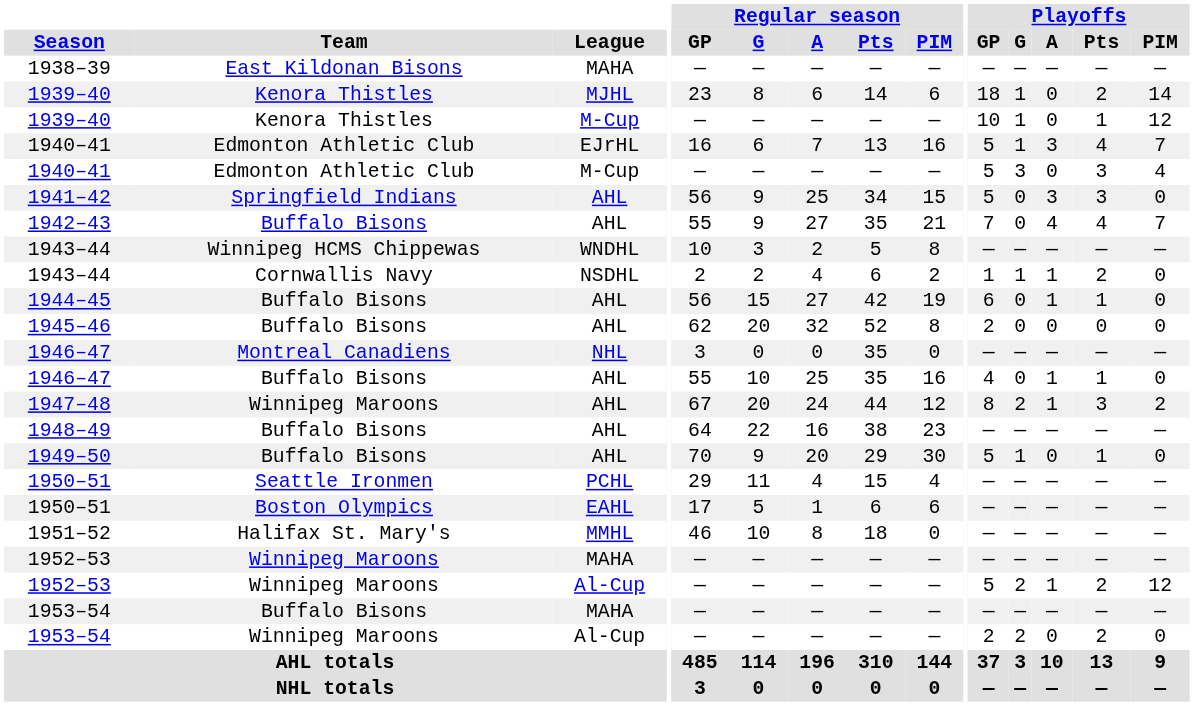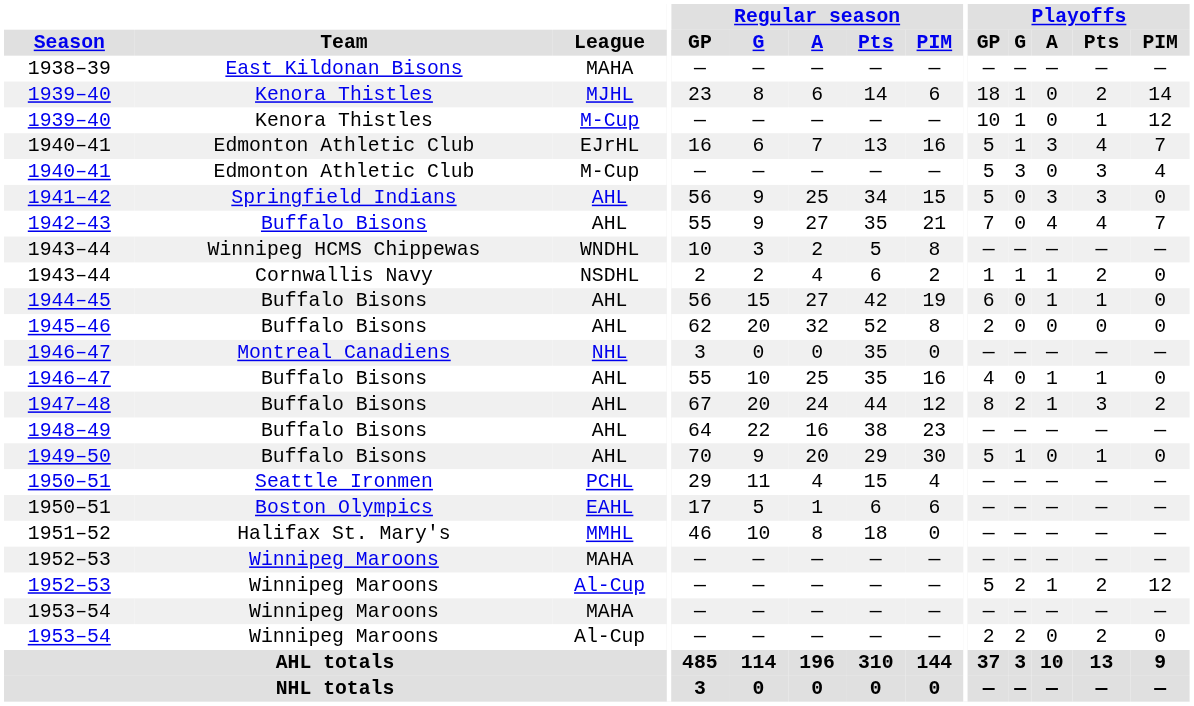(344, 405) Winnipeg Maroons -> (344, 405) Buffalo Bisons
(344, 611) Buffalo Bisons -> (344, 611) Winnipeg Maroons
